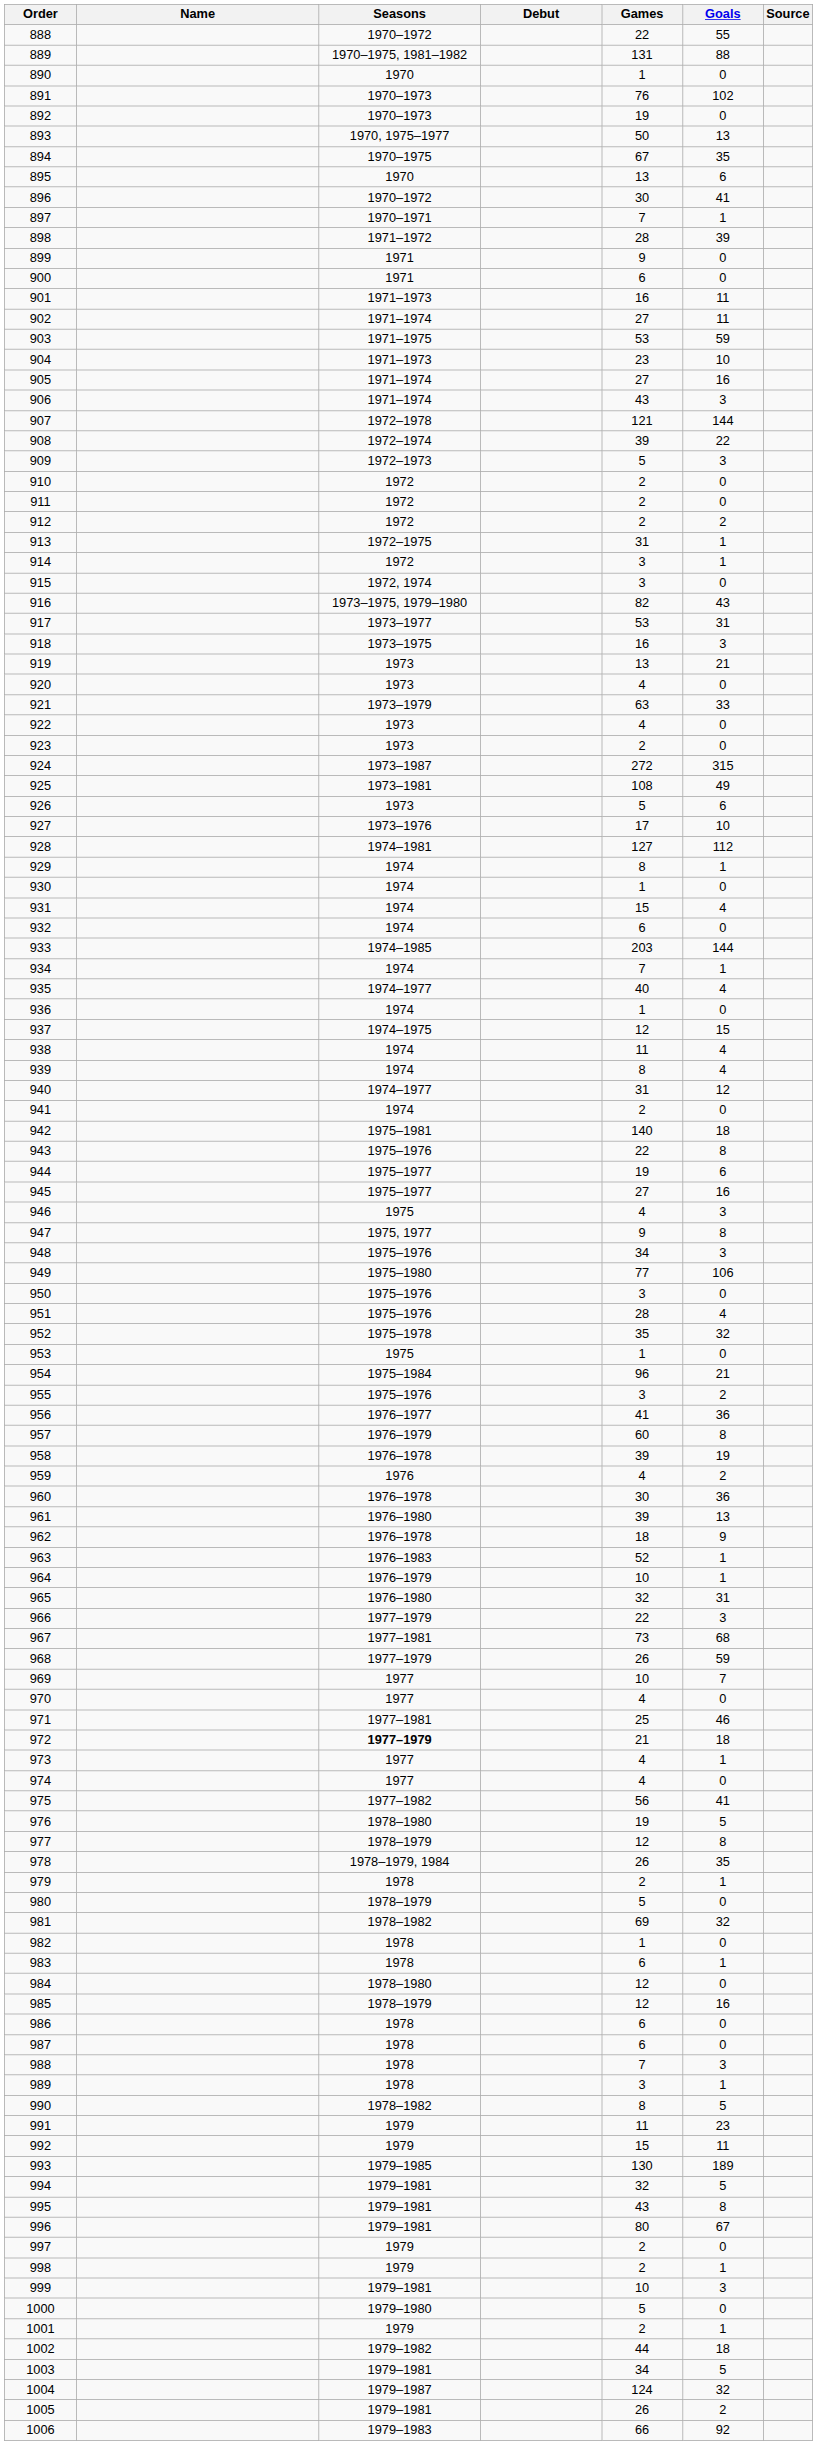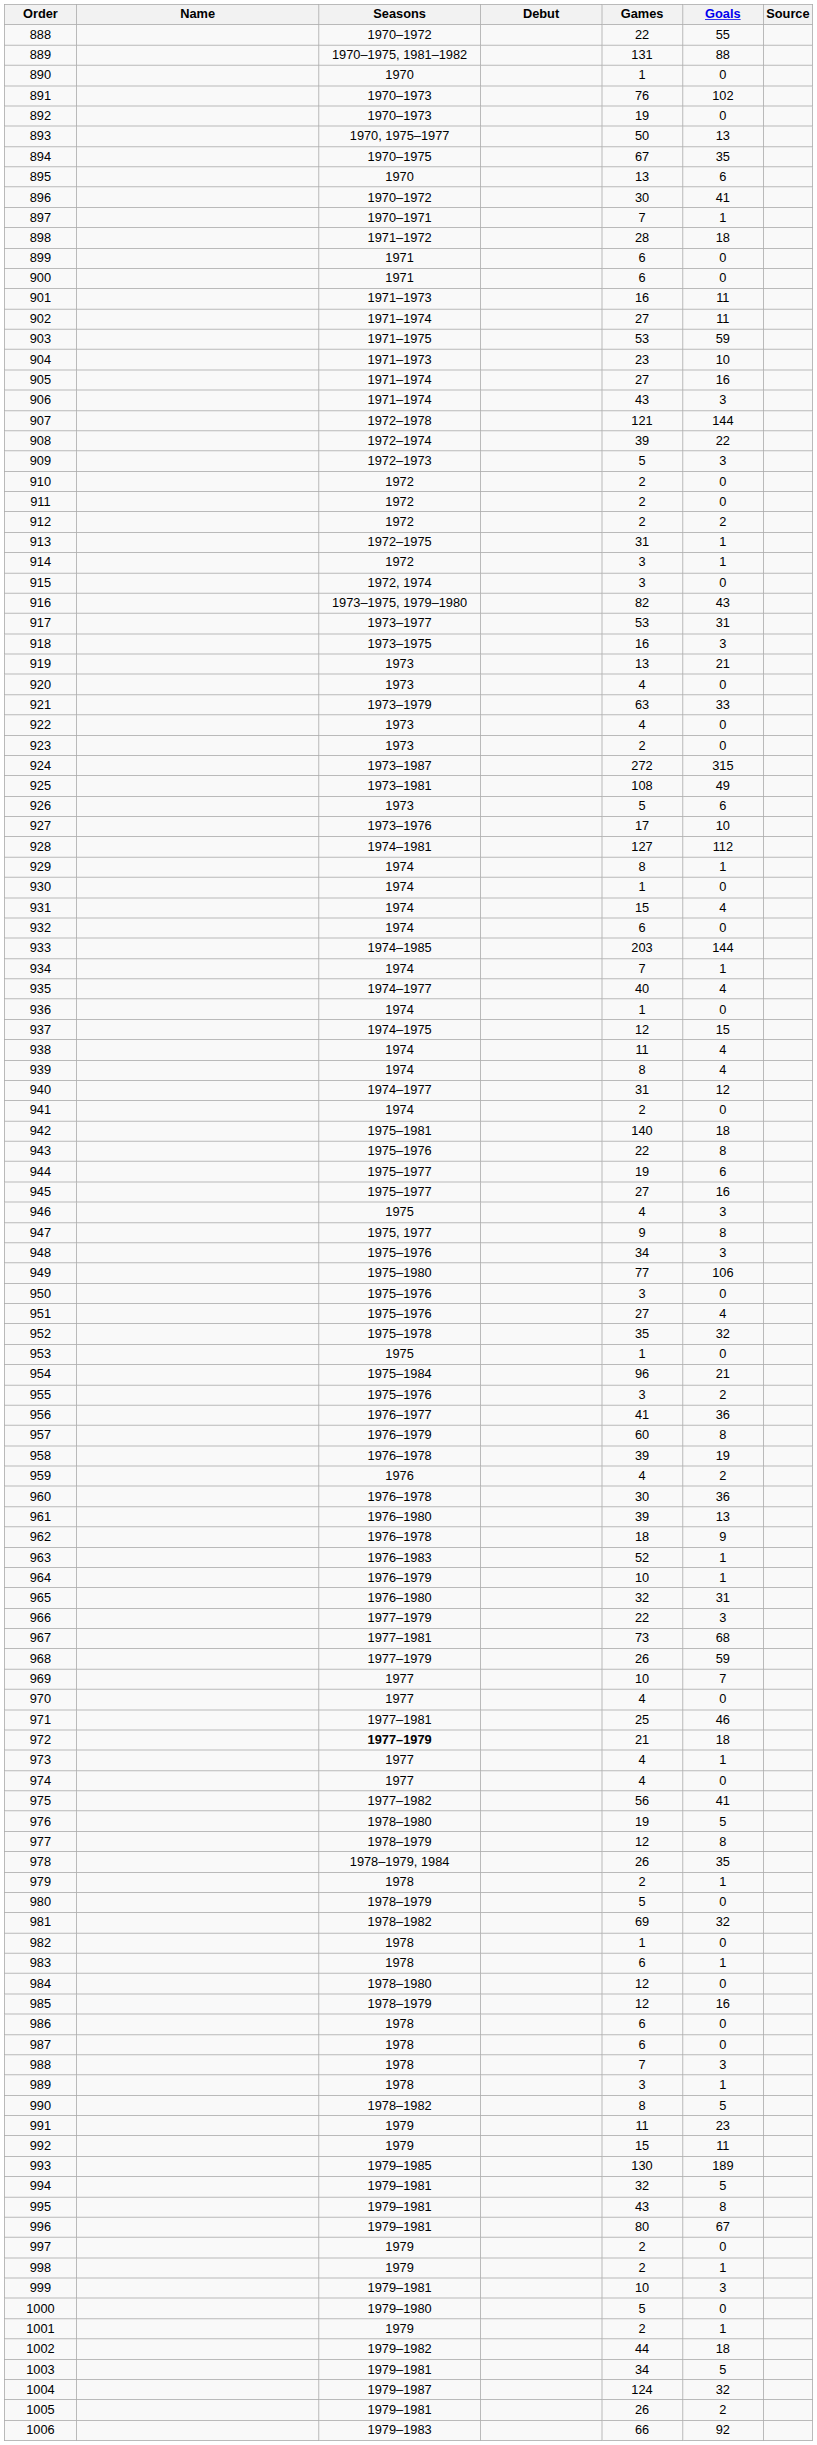(723, 237) 39 -> (723, 237) 18
(642, 258) 9 -> (642, 258) 6
(642, 1313) 28 -> (642, 1313) 27
